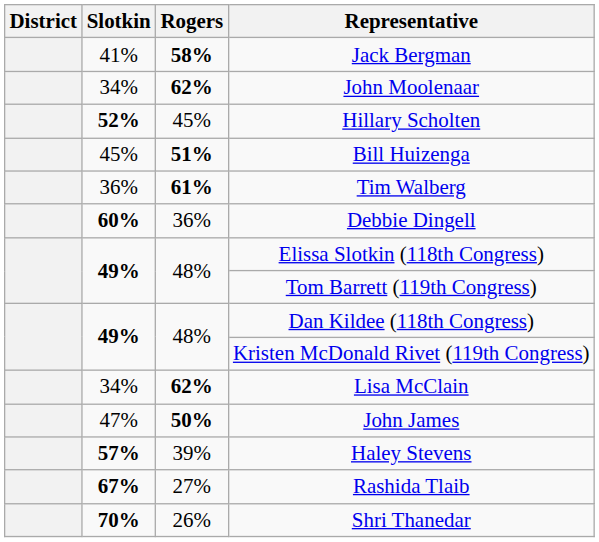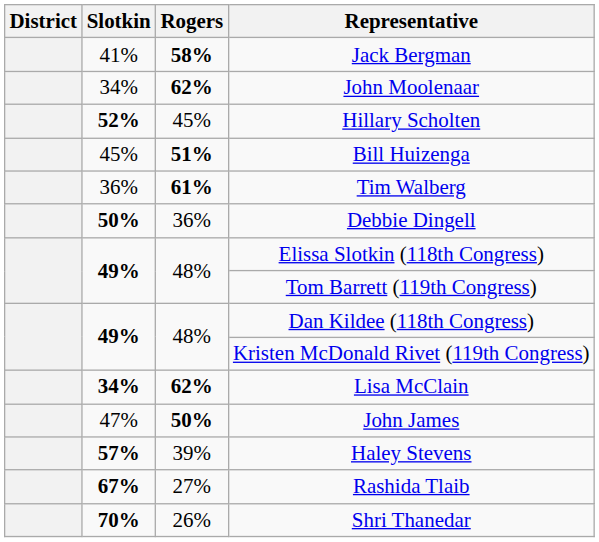(119, 220) 60% -> (119, 220) 50%
(119, 386) normal -> (119, 386) bold
